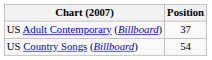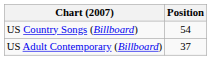rows swapped: (72, 47) <-> (84, 30)
